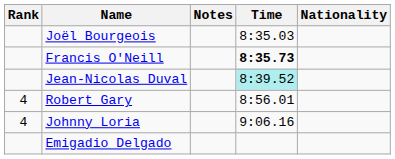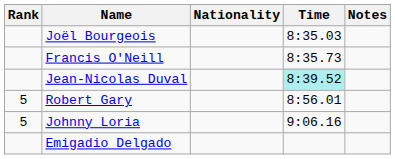columns swapped: (344, 15) <-> (213, 15)
(267, 58) bold -> (314, 58) normal
(23, 101) 4 -> (23, 101) 5
(23, 122) 4 -> (23, 122) 5
